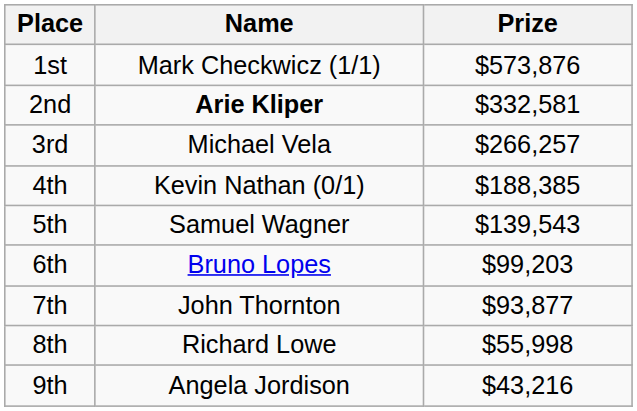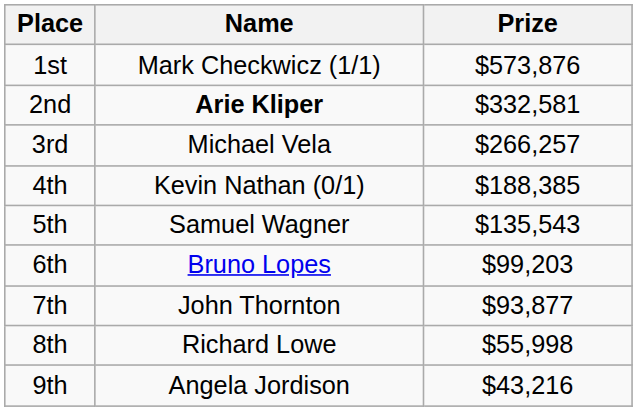(528, 225) $139,543 -> (528, 225) $135,543
